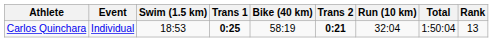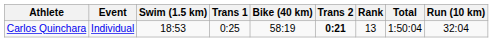columns swapped: (387, 13) <-> (473, 13)
(230, 29) bold -> (230, 29) normal
